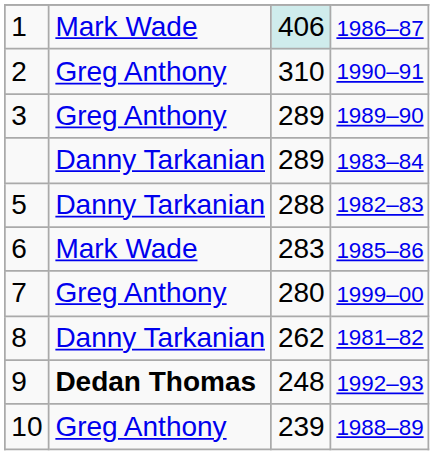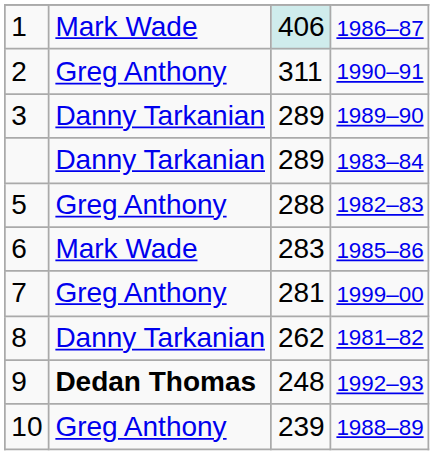(301, 71) 310 -> (300, 71) 311
(141, 115) Greg Anthony -> (160, 115) Danny Tarkanian
(160, 204) Danny Tarkanian -> (141, 204) Greg Anthony
(301, 293) 280 -> (301, 293) 281
